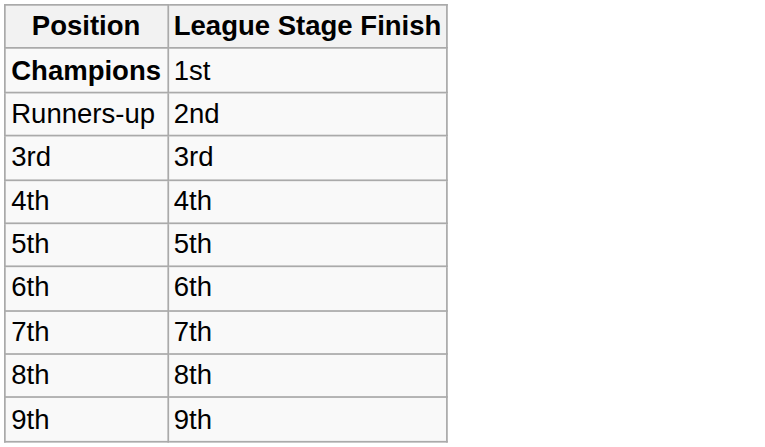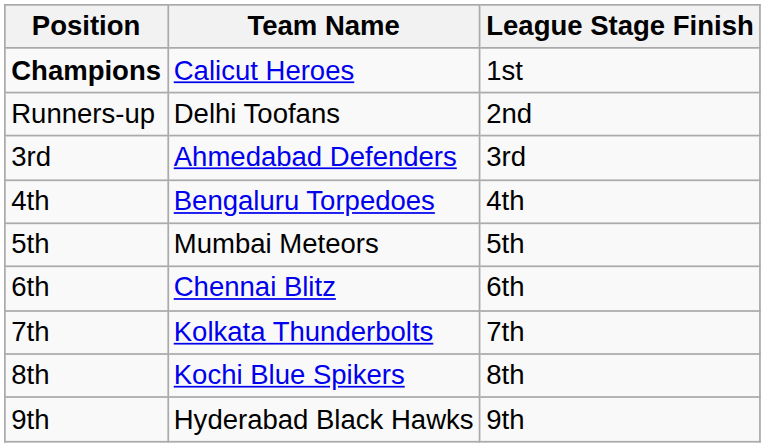+ column: (324, 26)
